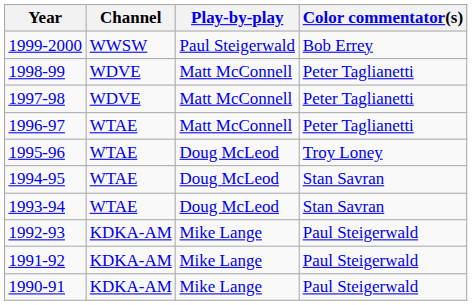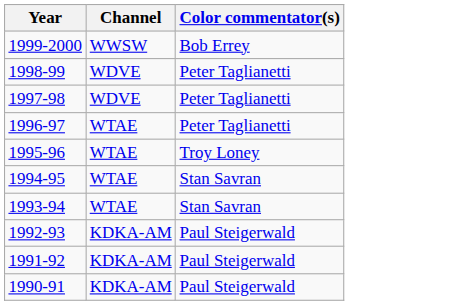- column: (237, 17)
